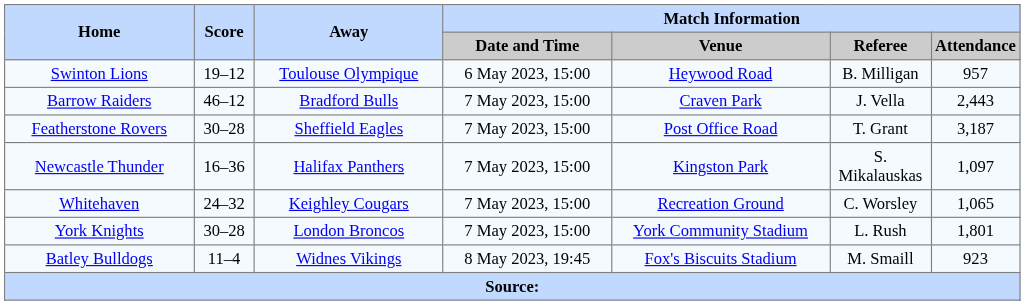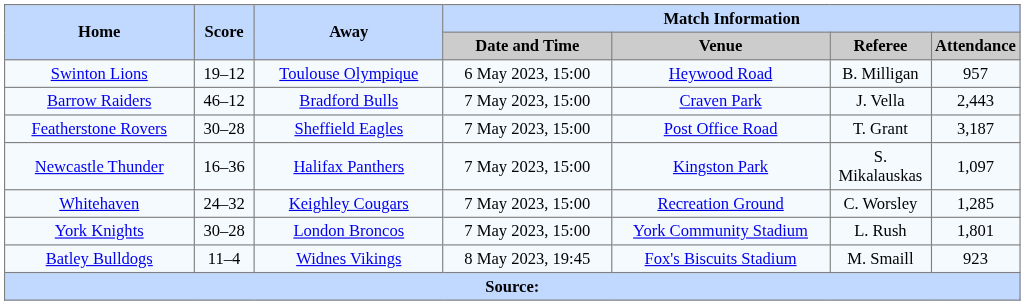(976, 203) 1,065 -> (976, 203) 1,285
